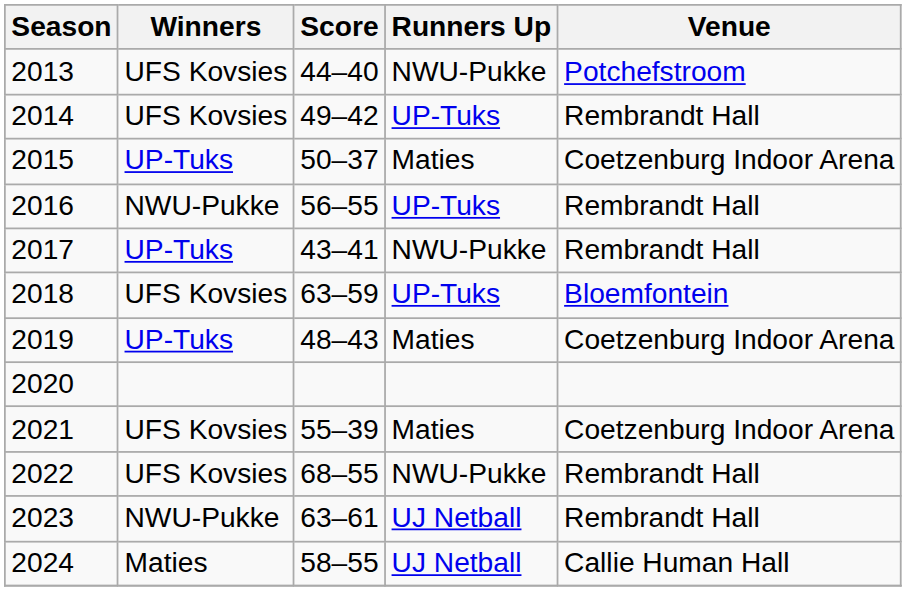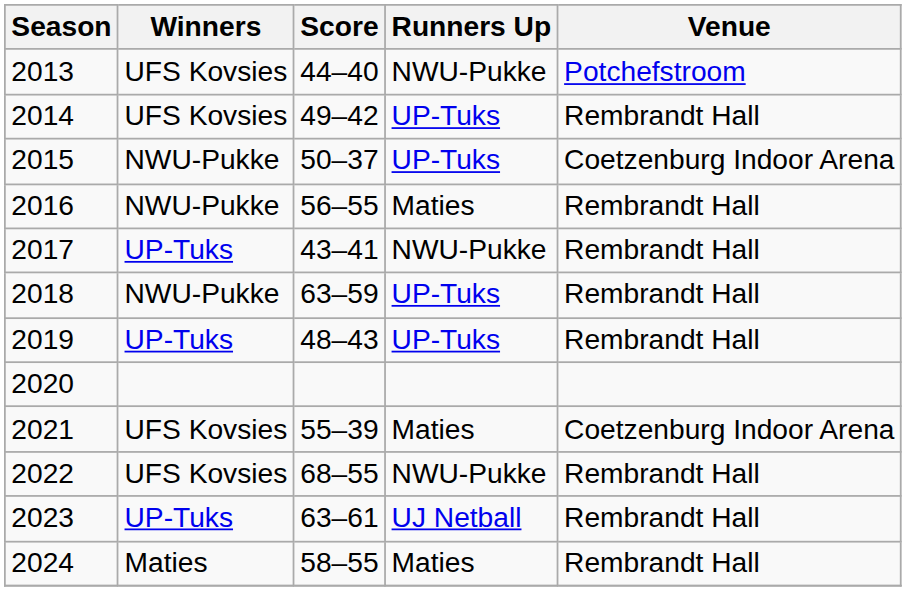(179, 160) UP-Tuks -> (202, 160) NWU-Pukke
(433, 160) Maties -> (446, 160) UP-Tuks
(446, 205) UP-Tuks -> (433, 205) Maties
(206, 294) UFS Kovsies -> (202, 294) NWU-Pukke
(646, 294) Bloemfontein -> (662, 294) Rembrandt Hall
(433, 339) Maties -> (446, 339) UP-Tuks
(729, 339) Coetzenburg Indoor Arena -> (662, 339) Rembrandt Hall
(202, 518) NWU-Pukke -> (179, 518) UP-Tuks
(457, 562) UJ Netball -> (433, 562) Maties
(677, 562) Callie Human Hall -> (662, 562) Rembrandt Hall
